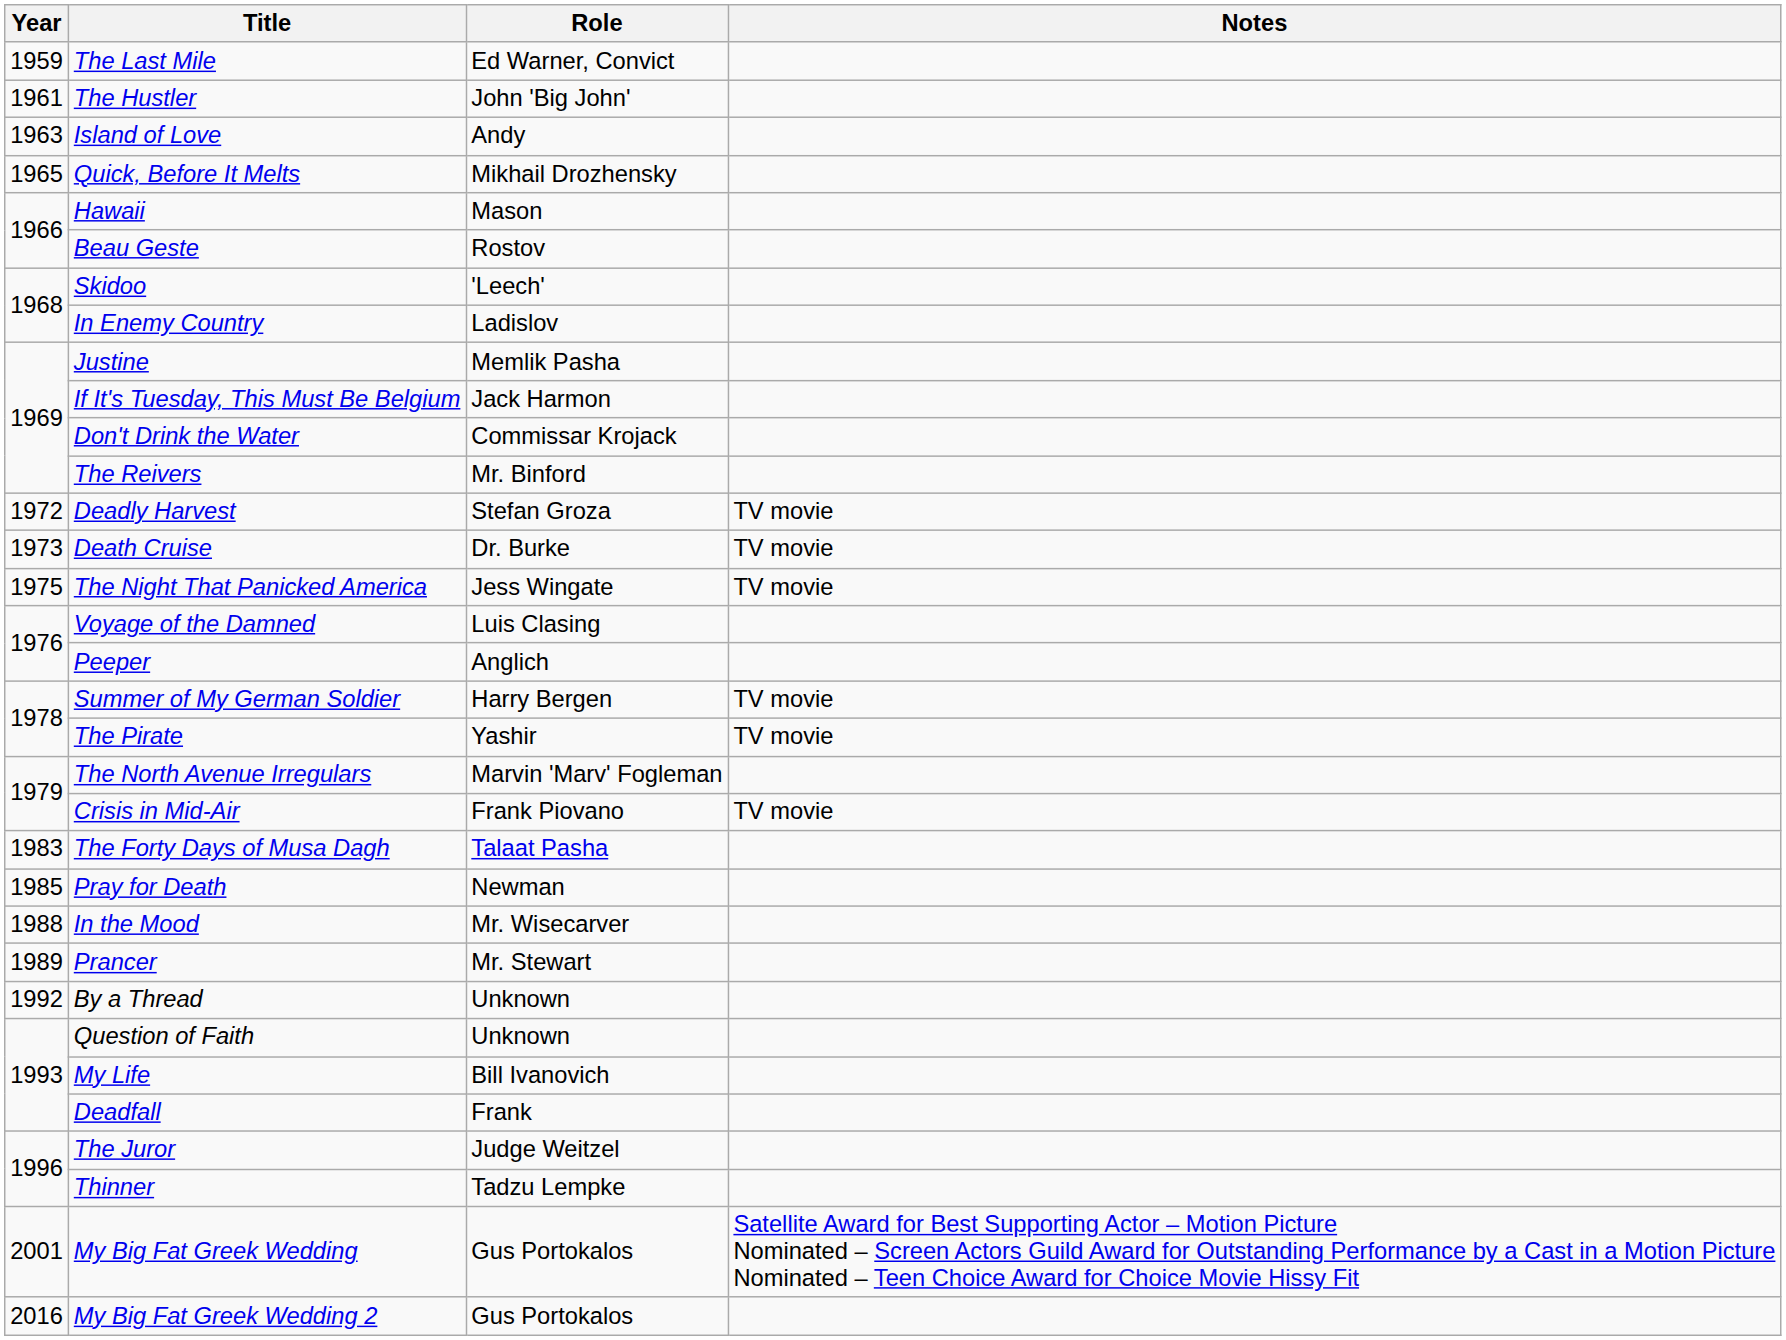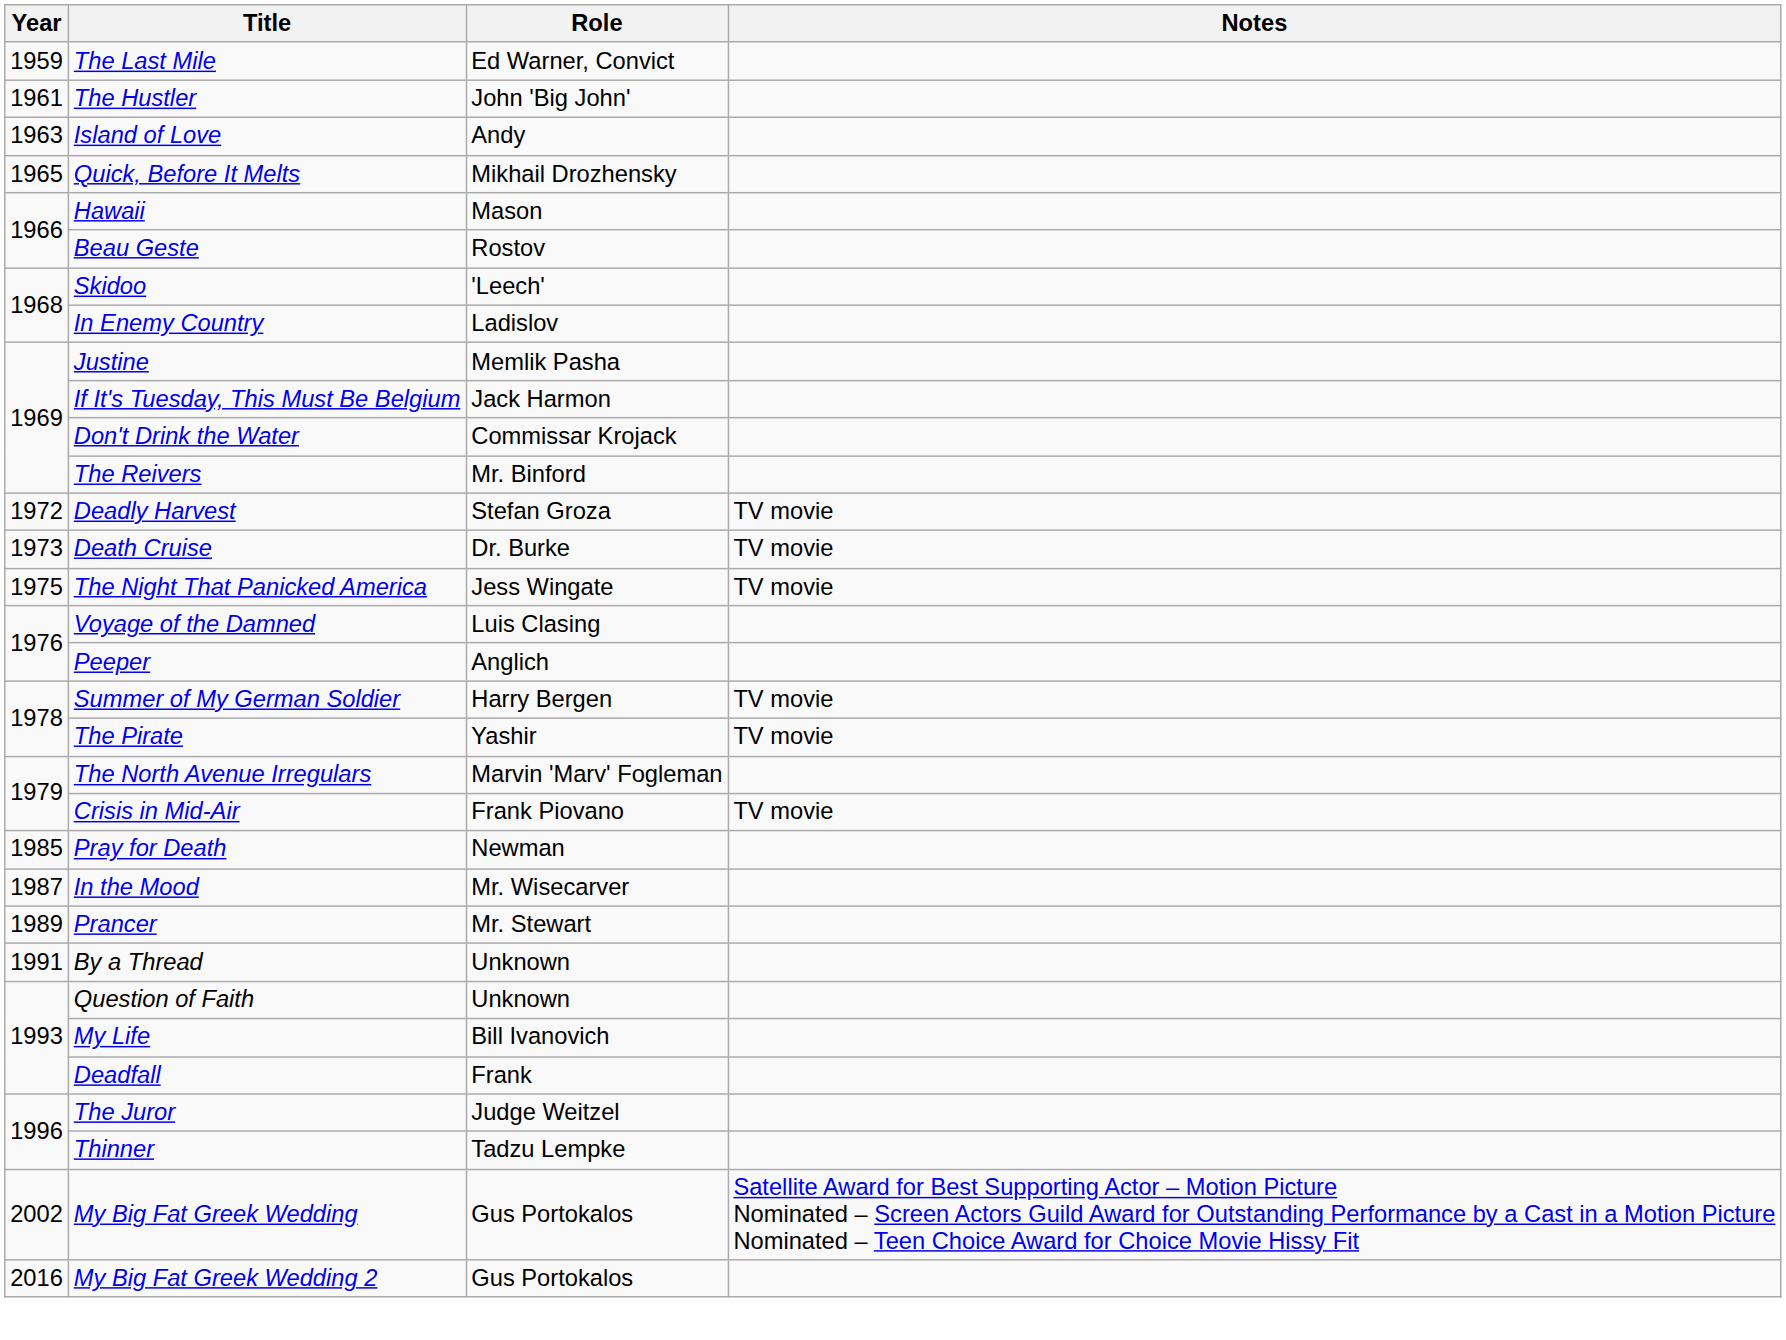- row: (232, 849)
(37, 924) 1988 -> (37, 887) 1987
(37, 999) 1992 -> (37, 962) 1991
(37, 1251) 2001 -> (37, 1214) 2002
